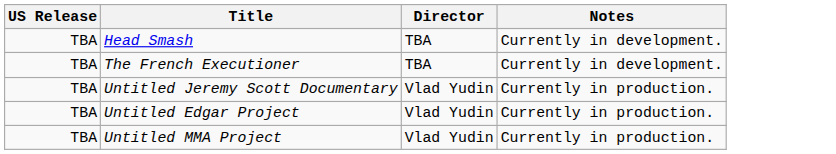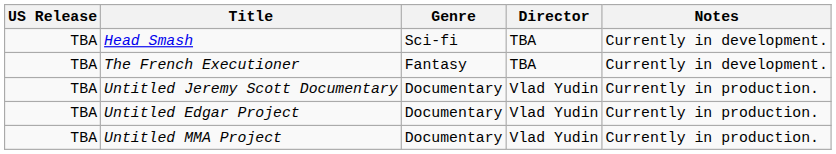+ column: (454, 17)
